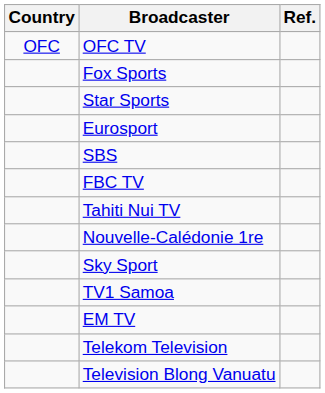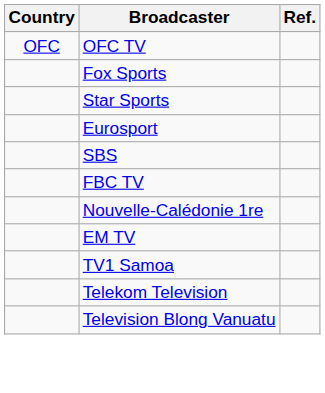- row: (132, 210)
- row: (120, 264)
rows swapped: (109, 319) <-> (128, 292)
